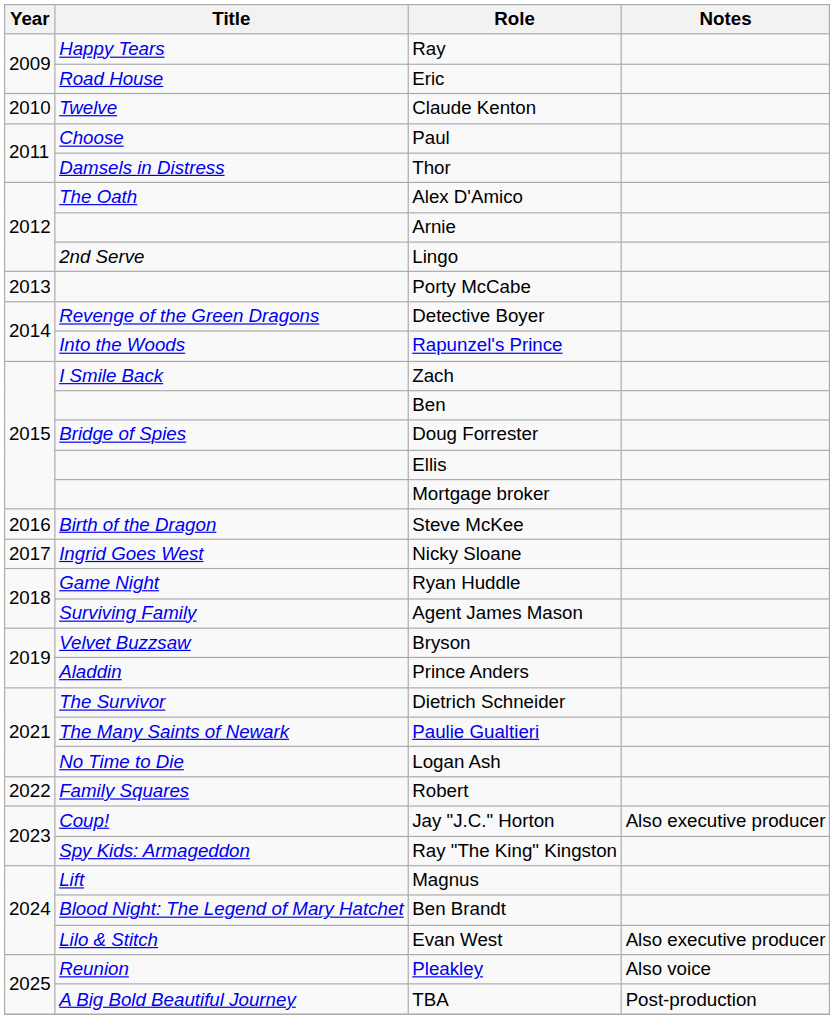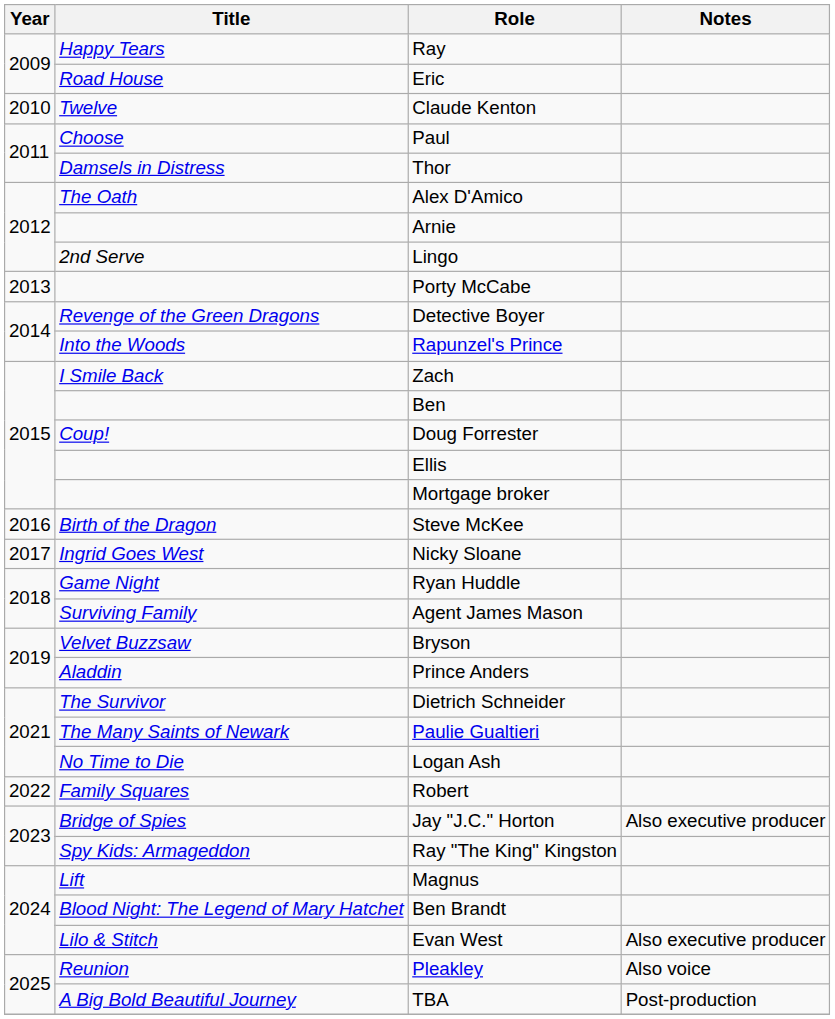(123, 434) Bridge of Spies -> (84, 434) Coup!
(84, 820) Coup! -> (123, 820) Bridge of Spies
